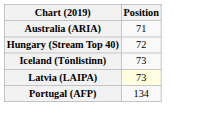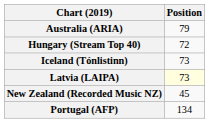(141, 28) 71 -> (184, 28) 79
+ row: (84, 93)
